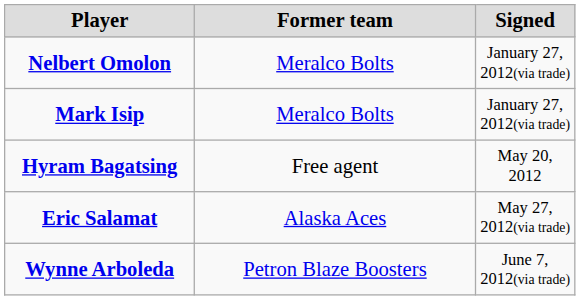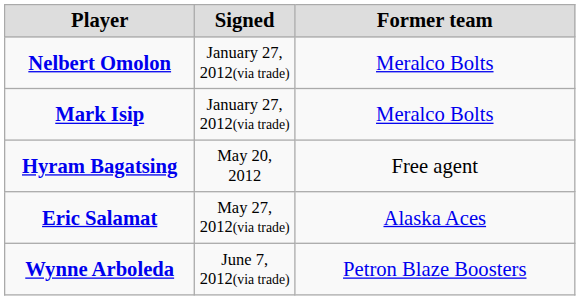columns swapped: (525, 20) <-> (335, 20)
